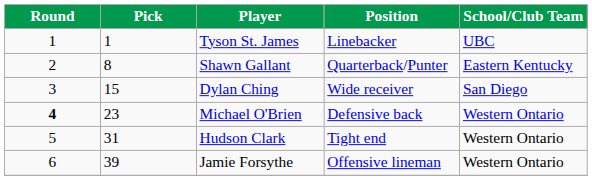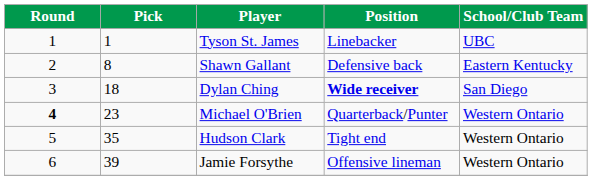(387, 65) Quarterback/Punter -> (375, 65) Defensive back
(111, 89) 15 -> (111, 89) 18
(370, 89) normal -> (373, 89) bold
(375, 114) Defensive back -> (387, 114) Quarterback/Punter
(111, 138) 31 -> (111, 138) 35
